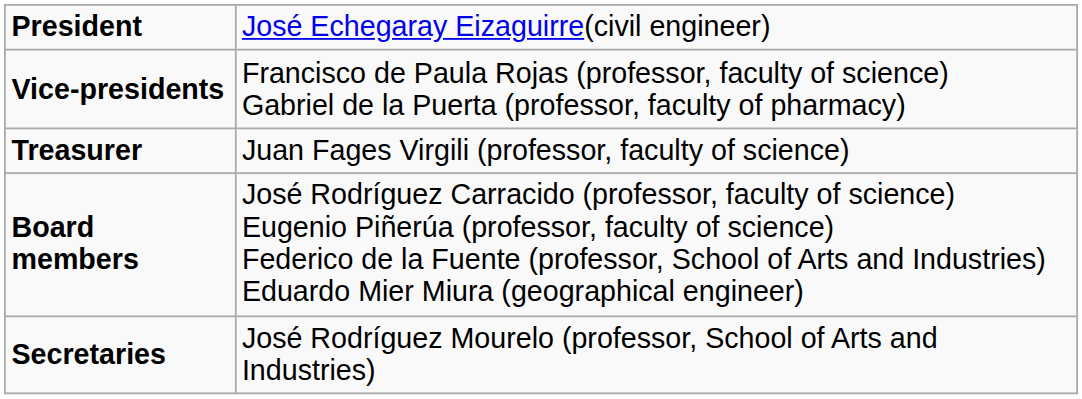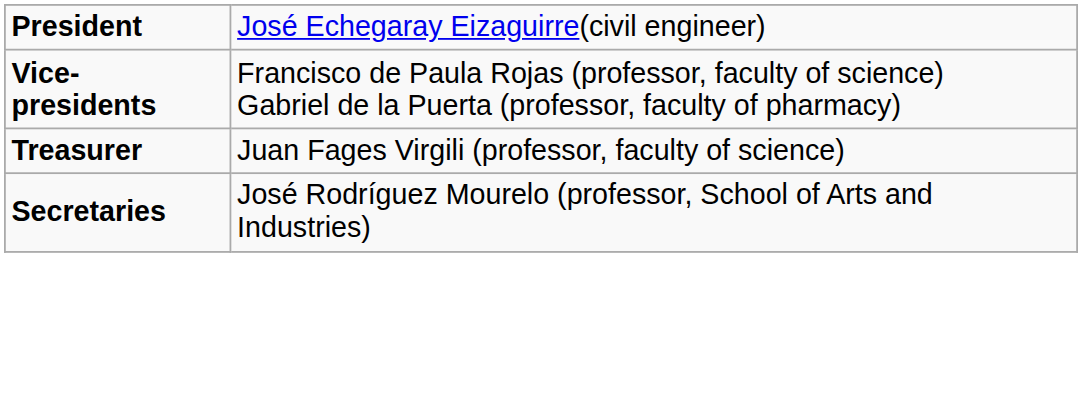- row: (75, 244)
